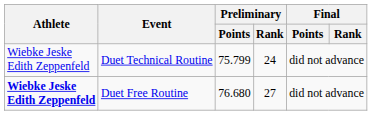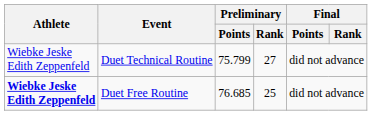(270, 60) 24 -> (270, 60) 27
(234, 93) 76.680 -> (234, 93) 76.685
(270, 93) 27 -> (270, 93) 25
